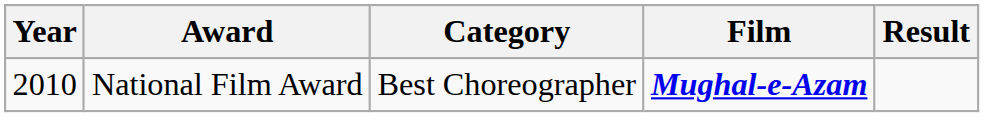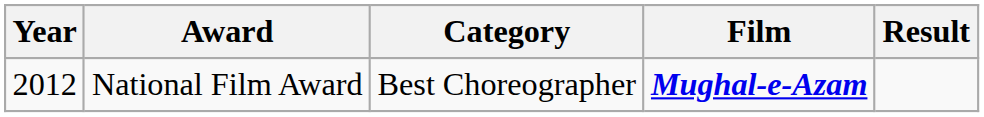(45, 84) 2010 -> (45, 84) 2012
